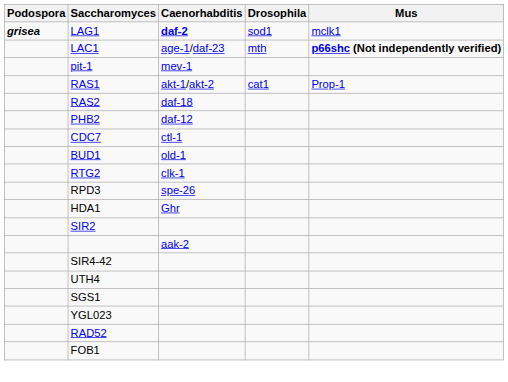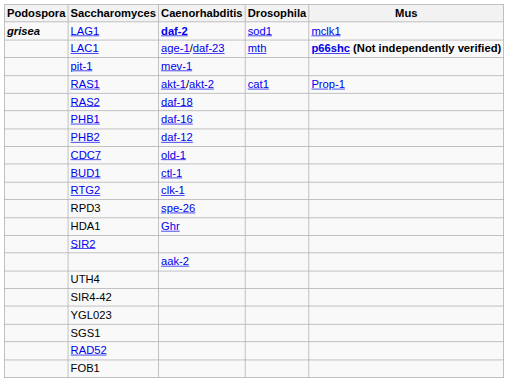+ row: (85, 119)
(172, 137) ctl-1 -> (174, 155) old-1
(174, 155) old-1 -> (172, 173) ctl-1
rows swapped: (91, 262) <-> (85, 279)
rows swapped: (91, 315) <-> (86, 297)
